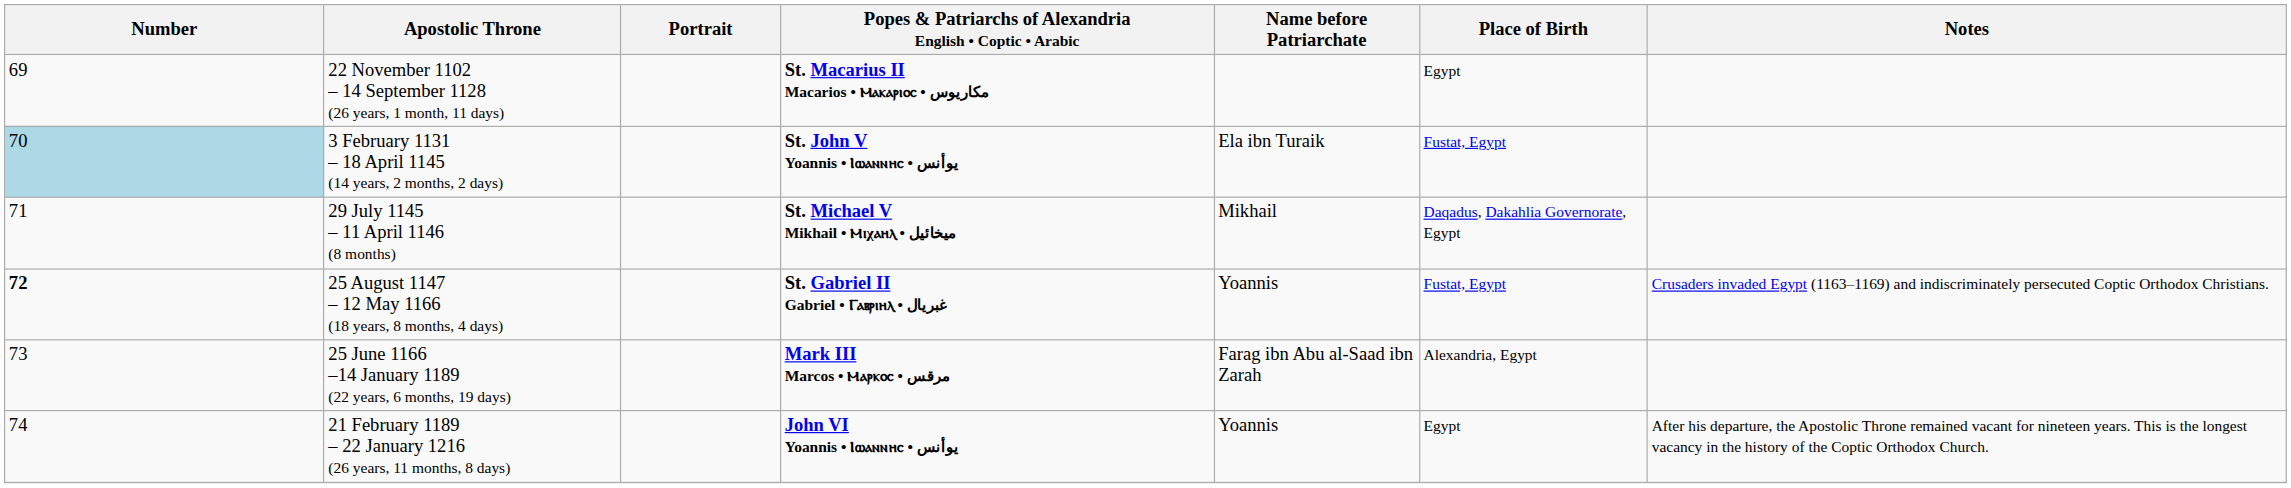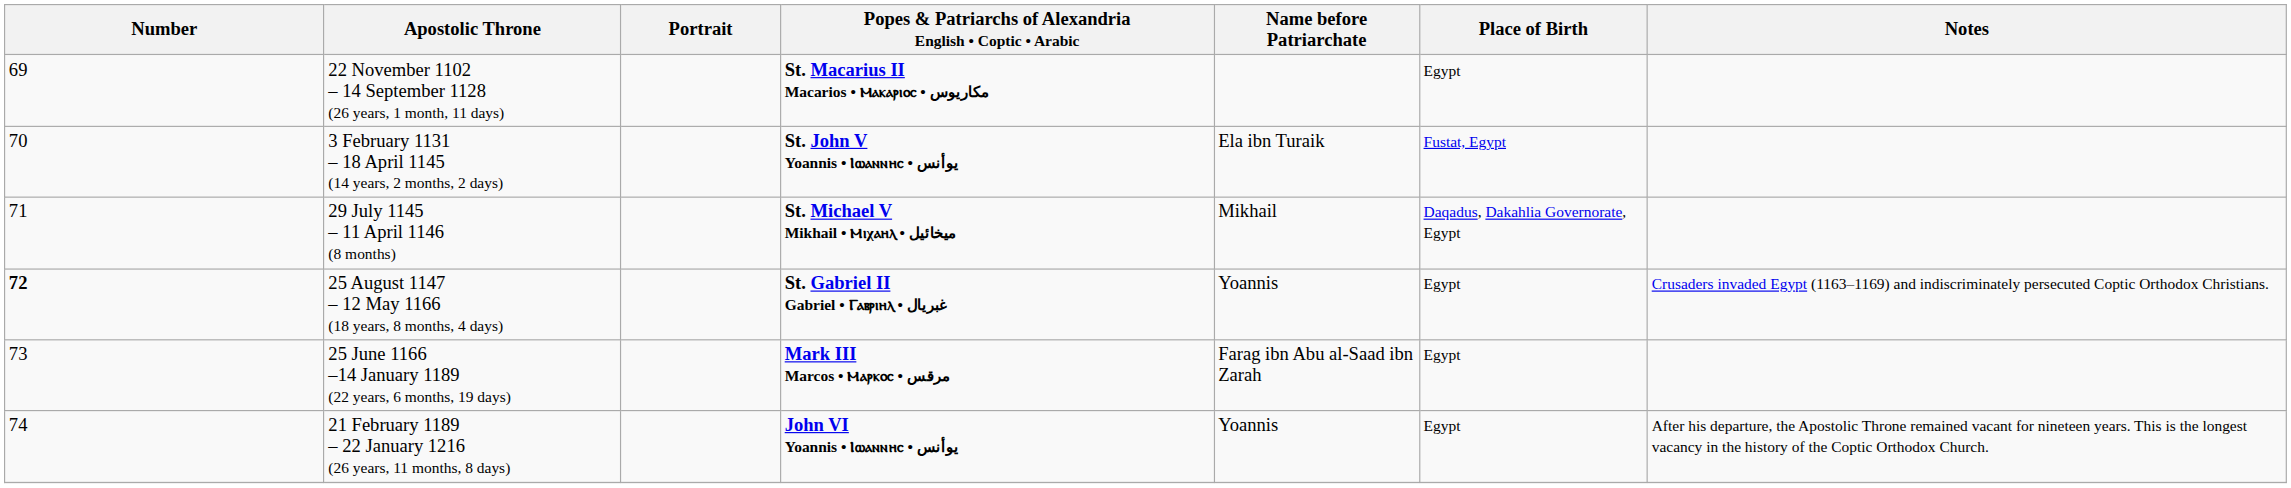(18, 140) lightblue background -> (18, 140) no background
(1465, 284) Fustat, Egypt -> (1442, 284) Egypt
(1480, 355) Alexandria, Egypt -> (1442, 355) Egypt
